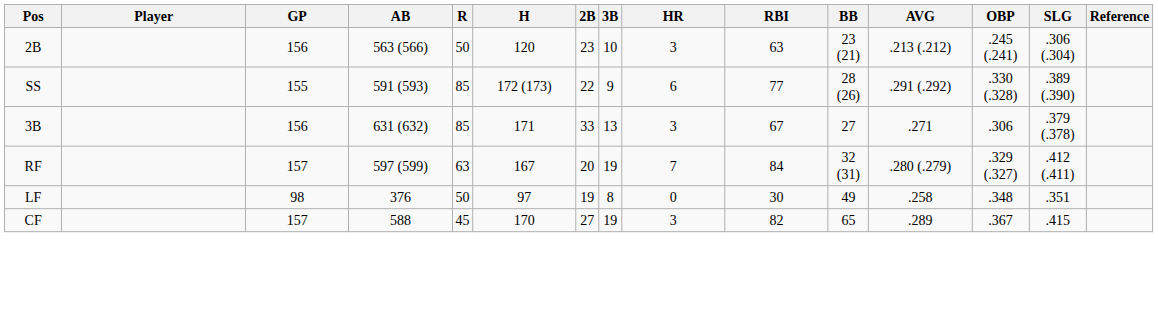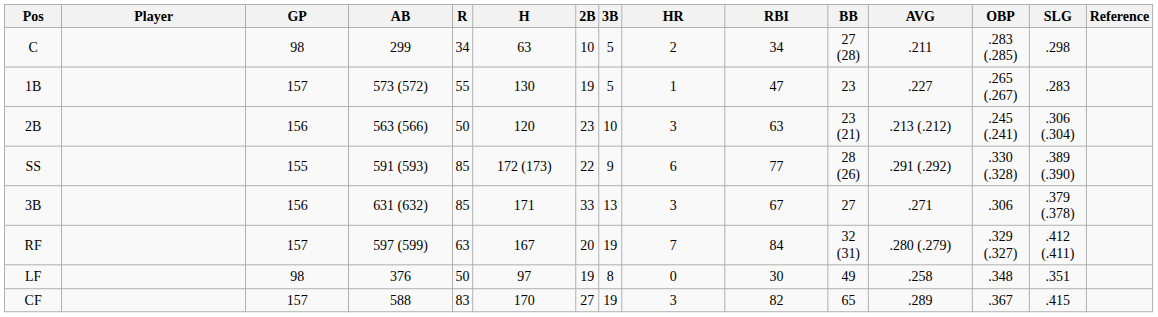+ row: (33, 47)
+ row: (33, 87)
(462, 220) 45 -> (462, 300) 83
